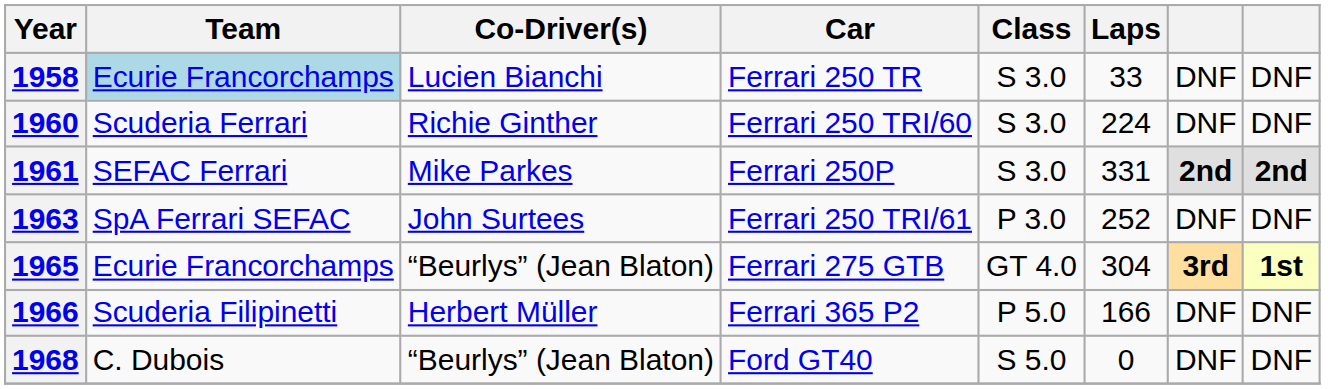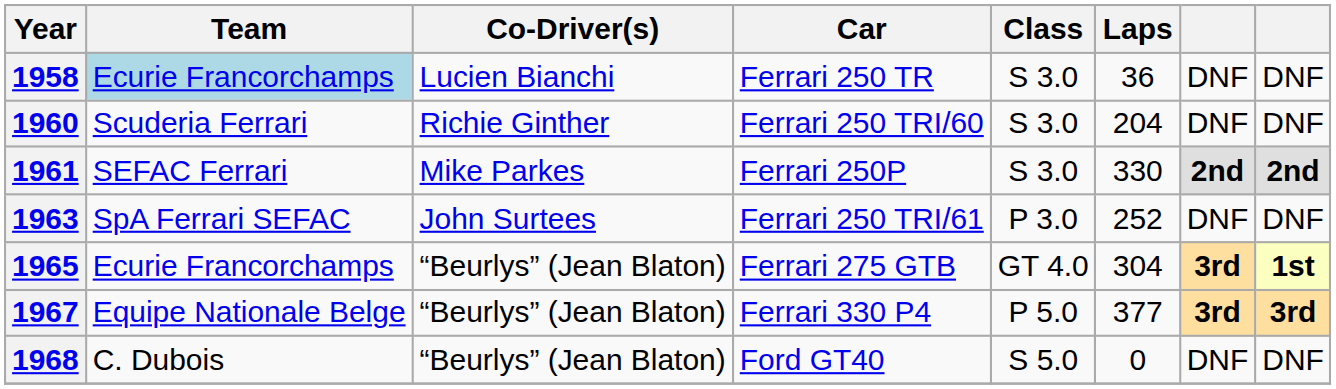(1126, 76) 33 -> (1138, 76) 36
(1126, 124) 224 -> (1138, 124) 204
(1126, 171) 331 -> (1138, 171) 330
- row: (45, 313)
+ row: (45, 313)
